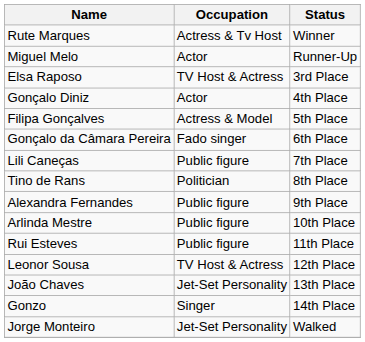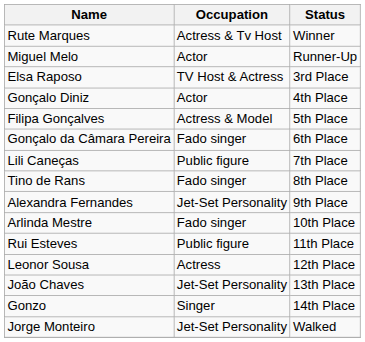(203, 181) Politician -> (211, 181) Fado singer
(213, 202) Public figure -> (232, 202) Jet-Set Personality
(213, 222) Public figure -> (211, 222) Fado singer
(230, 264) TV Host & Actress -> (199, 264) Actress
